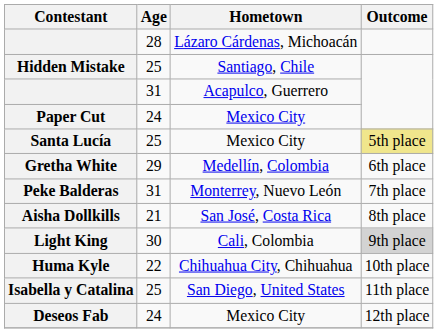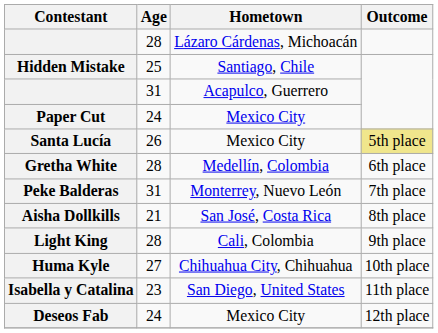(154, 141) 25 -> (154, 141) 26
(154, 166) 29 -> (154, 166) 28
(154, 240) 30 -> (154, 240) 28
(397, 240) lightgrey background -> (397, 240) no background
(154, 265) 22 -> (154, 265) 27
(154, 290) 25 -> (154, 290) 23
